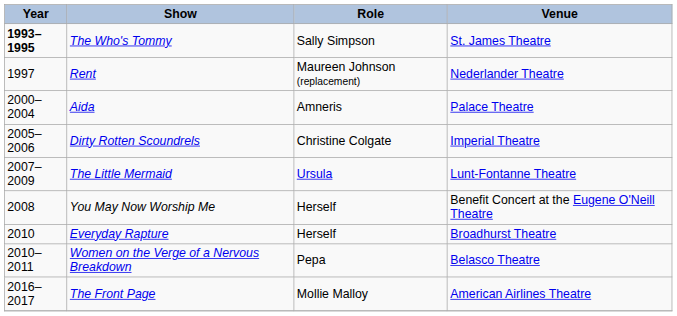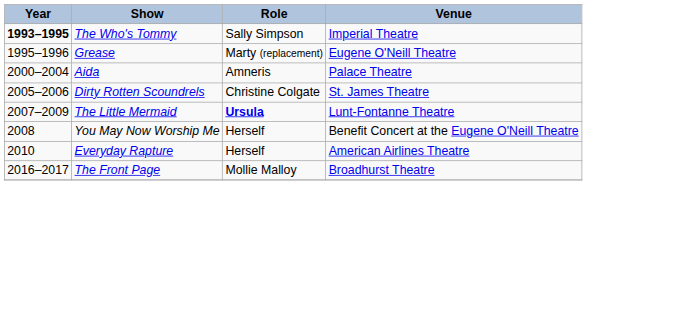(501, 40) St. James Theatre -> (373, 33) Imperial Theatre
+ row: (95, 53)
- row: (83, 74)
(495, 140) Imperial Theatre -> (379, 92) St. James Theatre
(315, 174) normal -> (245, 111) bold
(503, 234) Broadhurst Theatre -> (399, 151) American Airlines Theatre
- row: (164, 260)
(521, 294) American Airlines Theatre -> (382, 170) Broadhurst Theatre
